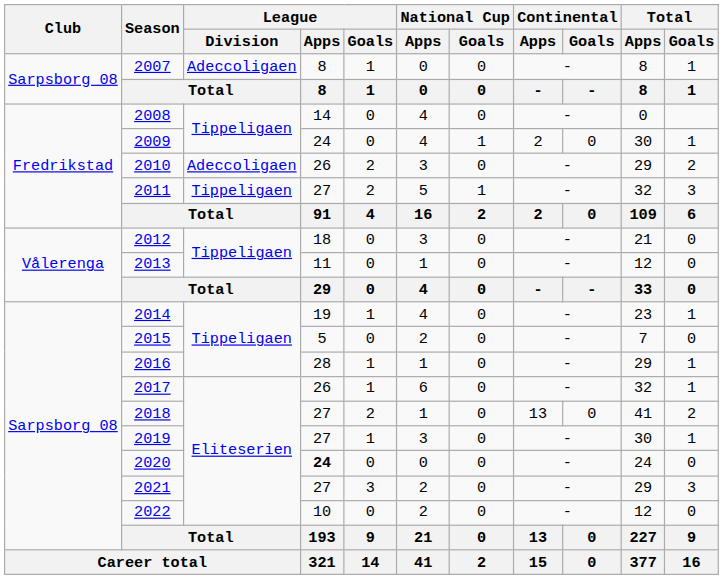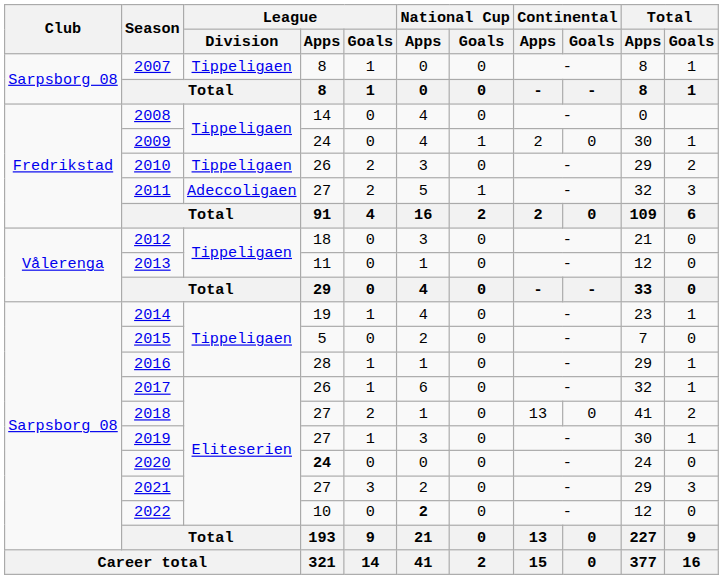(242, 67) Adeccoligaen -> (242, 67) Tippeligaen
(242, 166) Adeccoligaen -> (242, 166) Tippeligaen
(242, 191) Tippeligaen -> (242, 191) Adeccoligaen
(423, 513) normal -> (423, 513) bold
